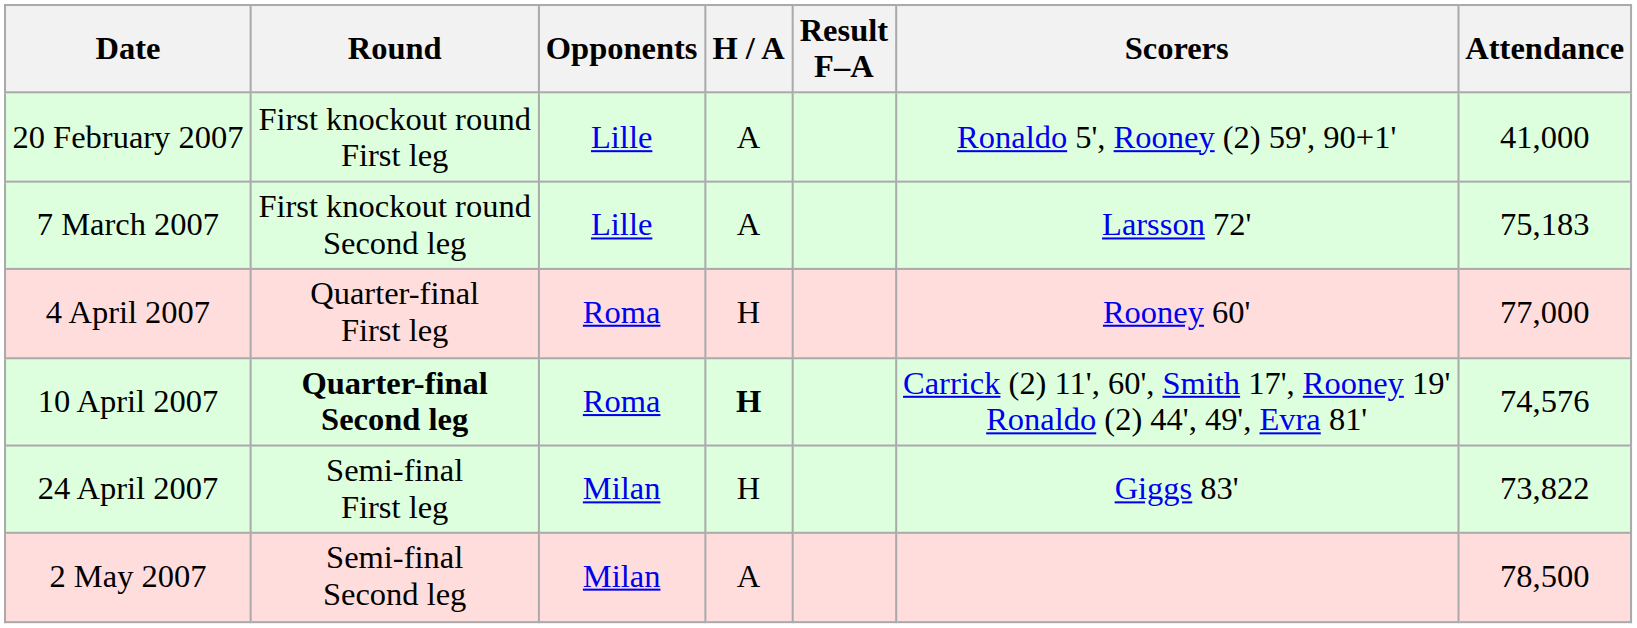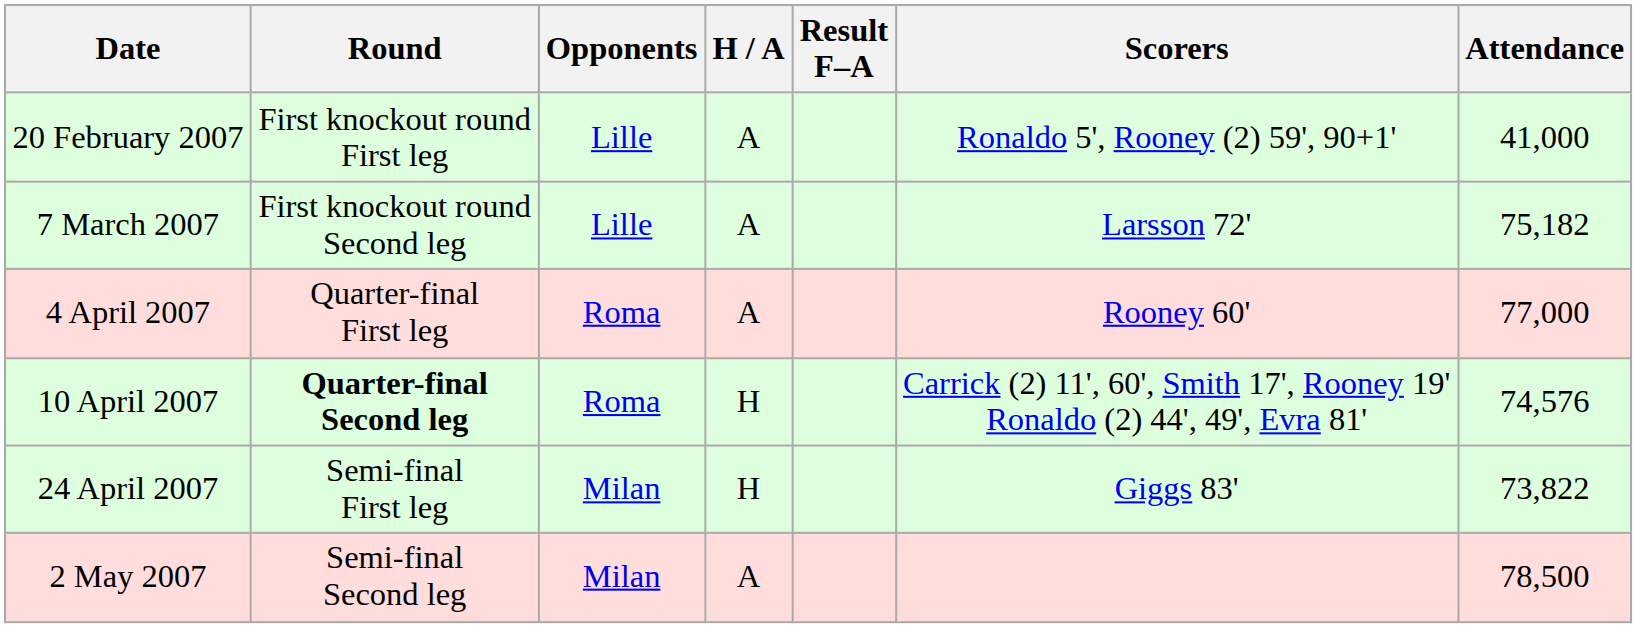(1545, 224) 75,183 -> (1545, 224) 75,182
(749, 312) H -> (749, 312) A
(749, 400) bold -> (749, 400) normal
